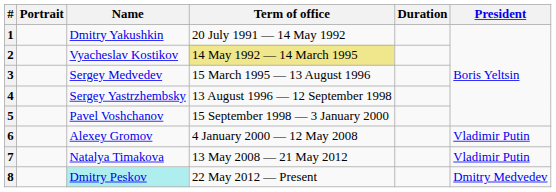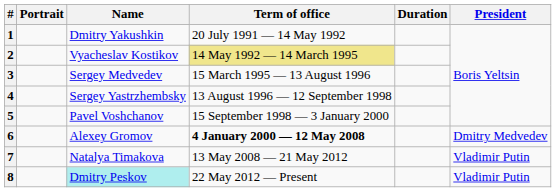(275, 136) normal -> (278, 136) bold
(492, 136) Vladimir Putin -> (500, 136) Dmitry Medvedev
(500, 177) Dmitry Medvedev -> (492, 177) Vladimir Putin
